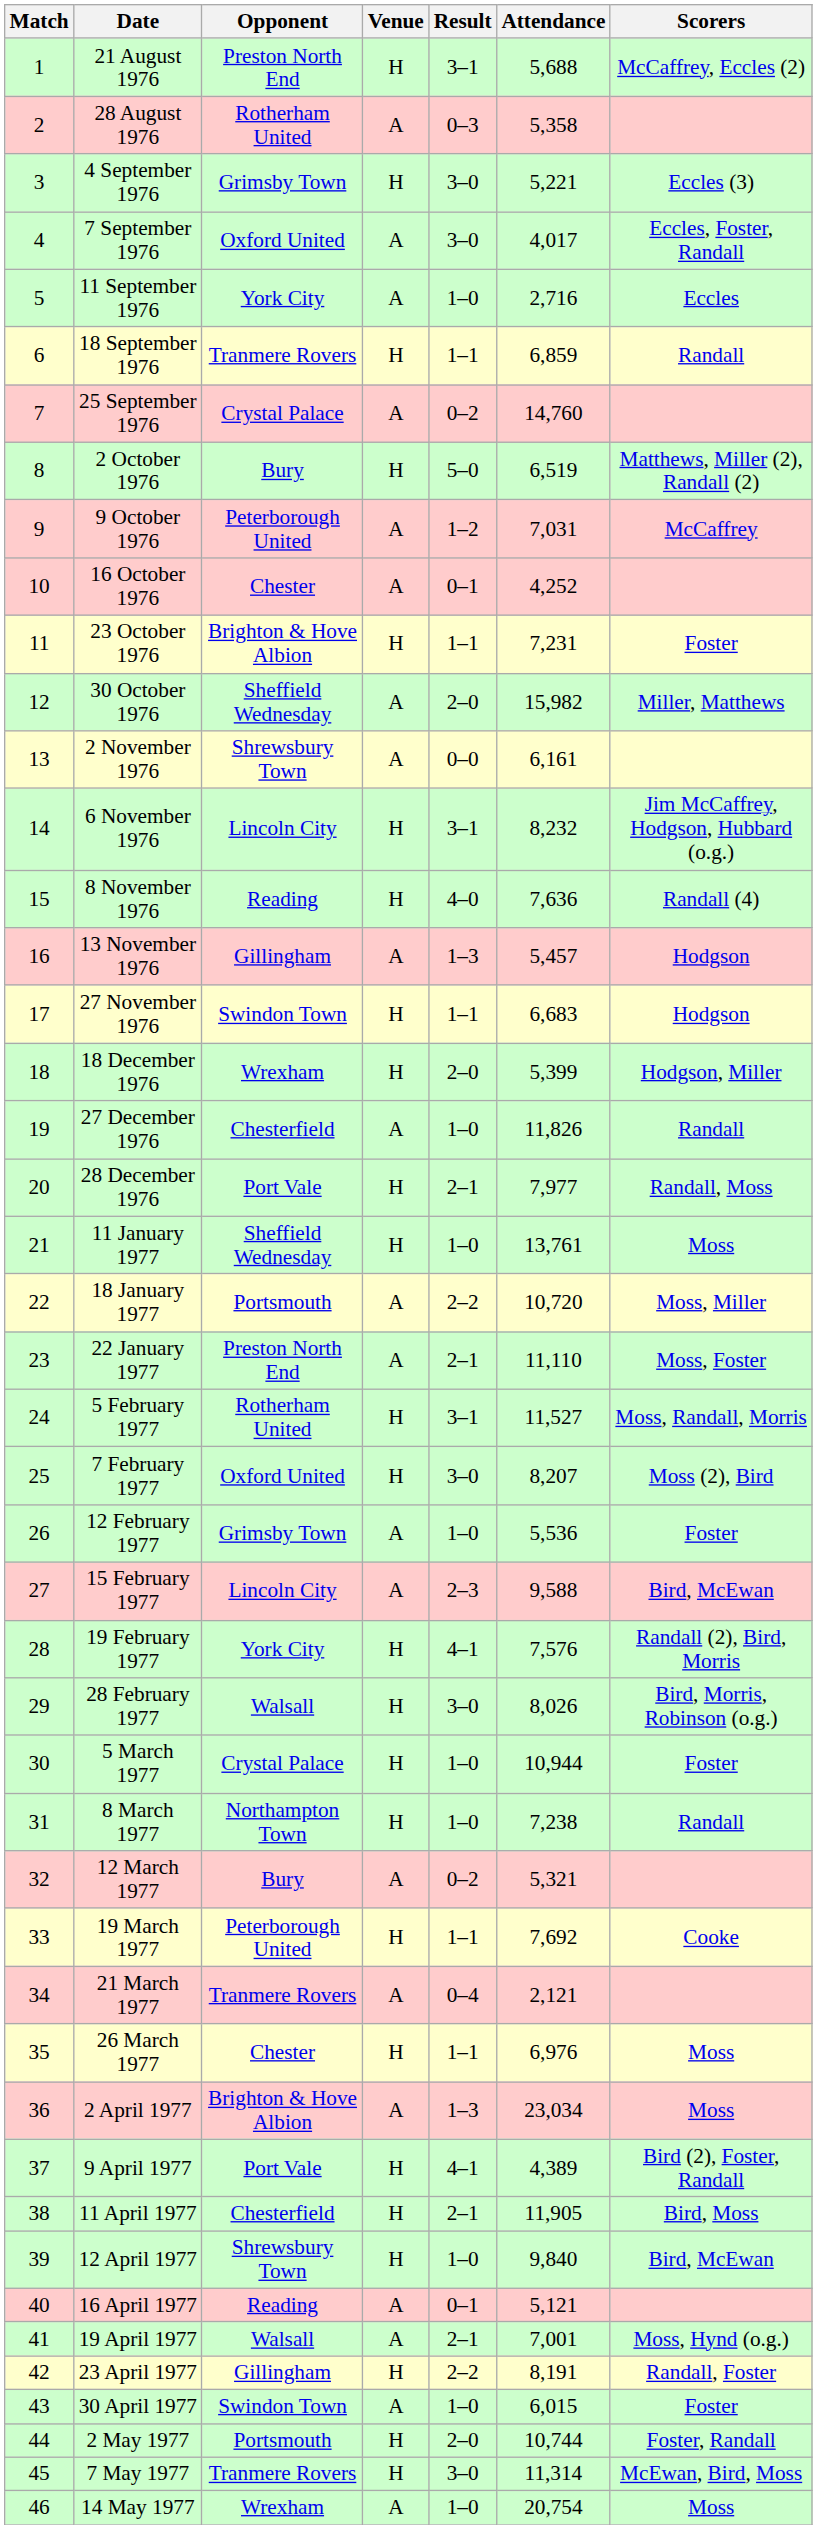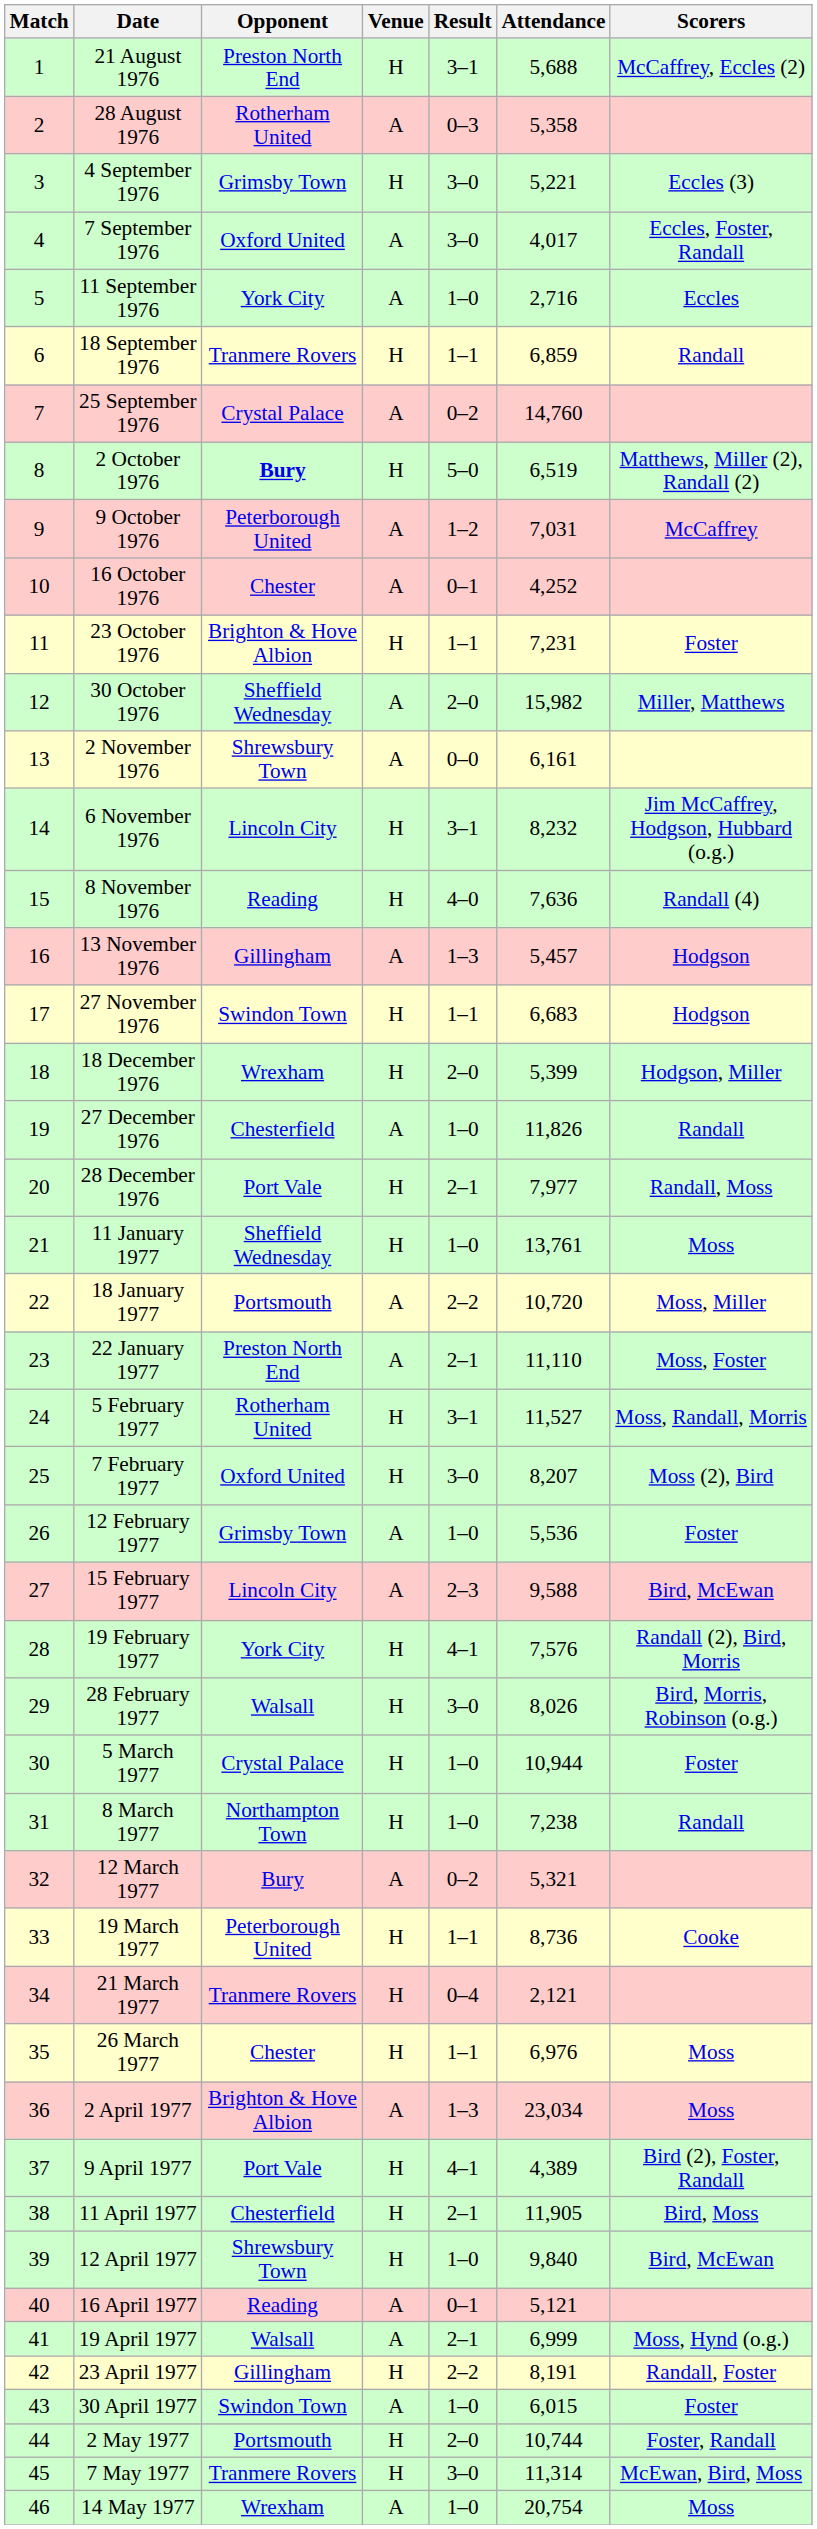(283, 470) normal -> (283, 470) bold
(553, 1937) 7,692 -> (553, 1937) 8,736
(396, 1994) A -> (396, 1994) H
(553, 2338) 7,001 -> (553, 2338) 6,999
